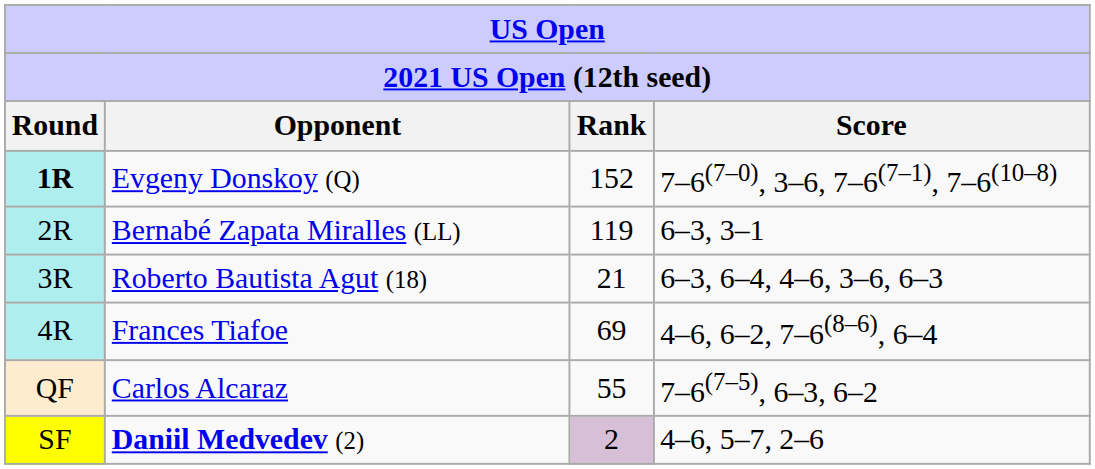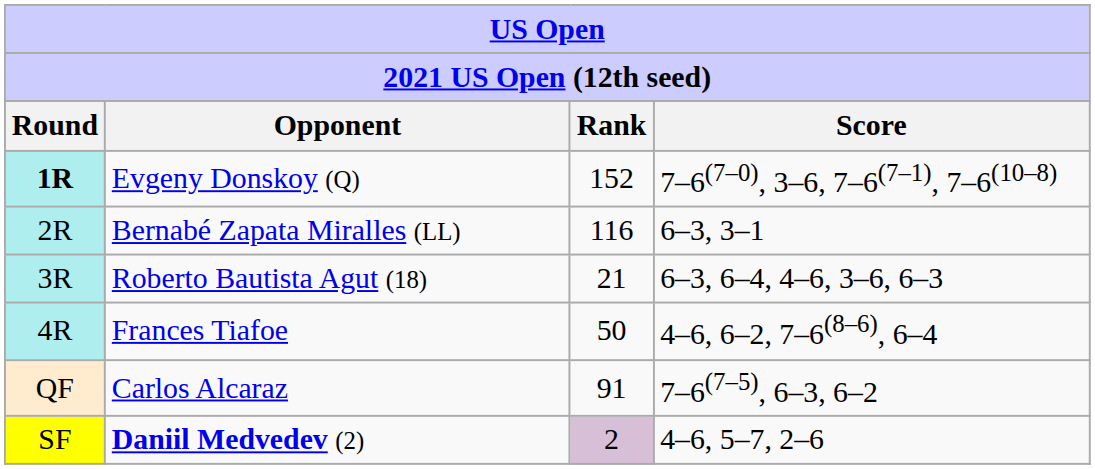(612, 229) 119 -> (612, 229) 116
(612, 330) 69 -> (612, 330) 50
(612, 386) 55 -> (612, 386) 91
